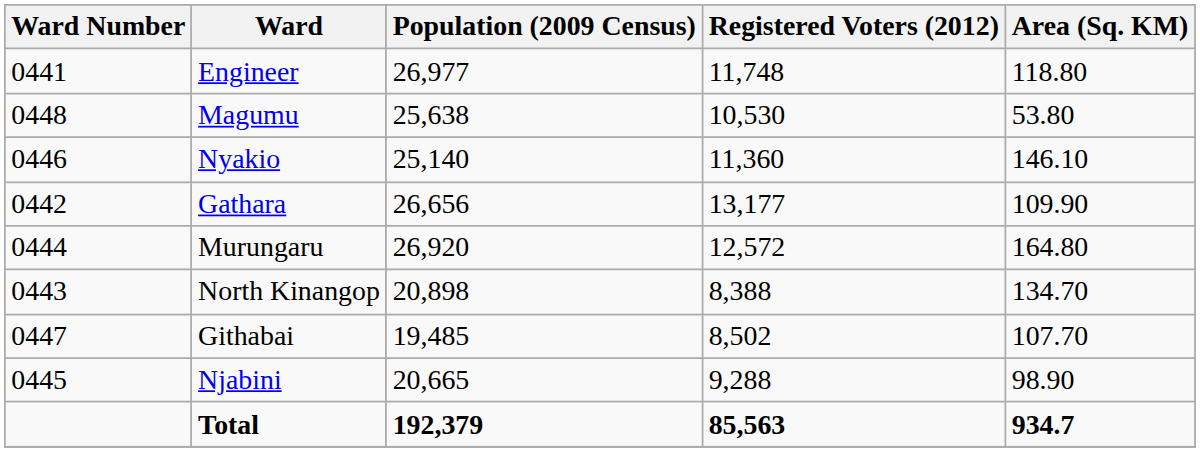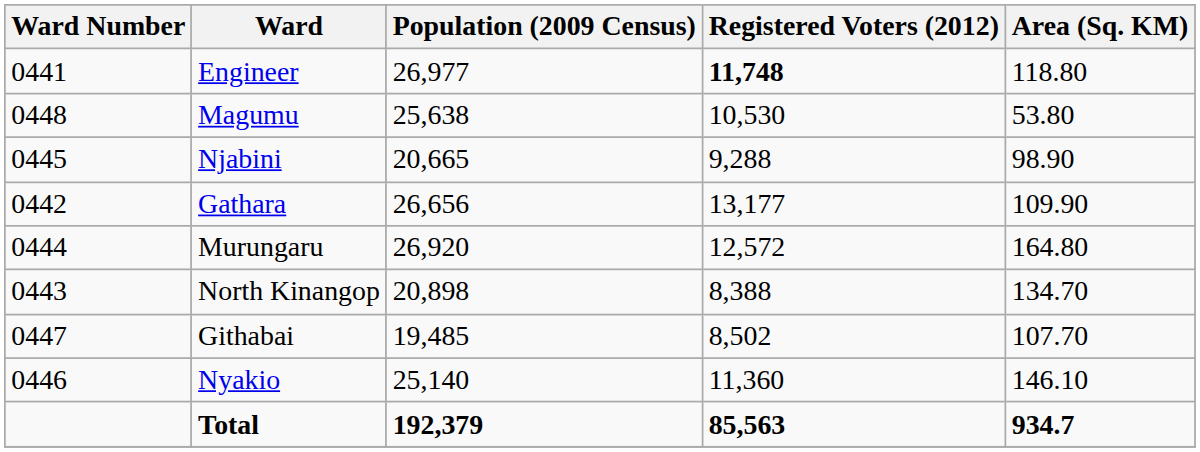(746, 70) normal -> (746, 70) bold
rows swapped: (240, 379) <-> (239, 159)
